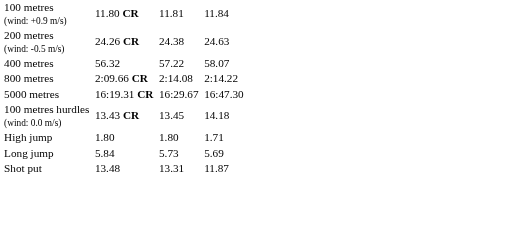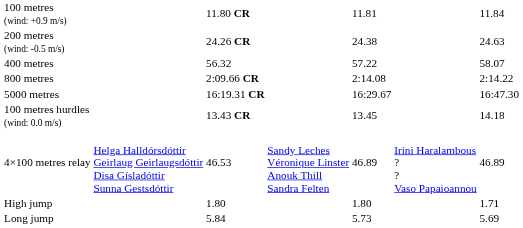+ row: (47, 162)
- row: (23, 168)
